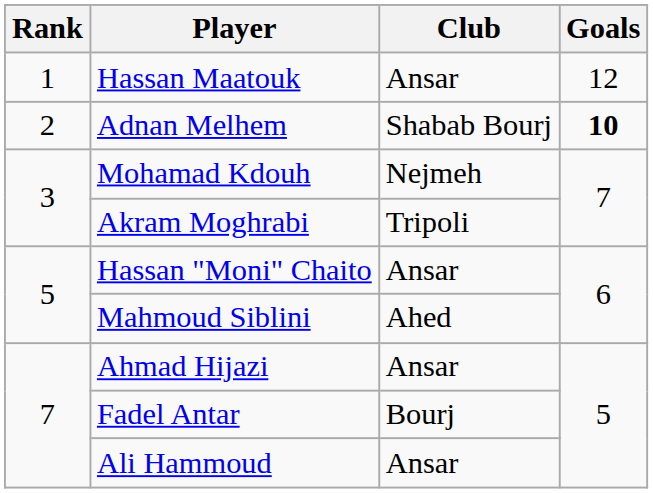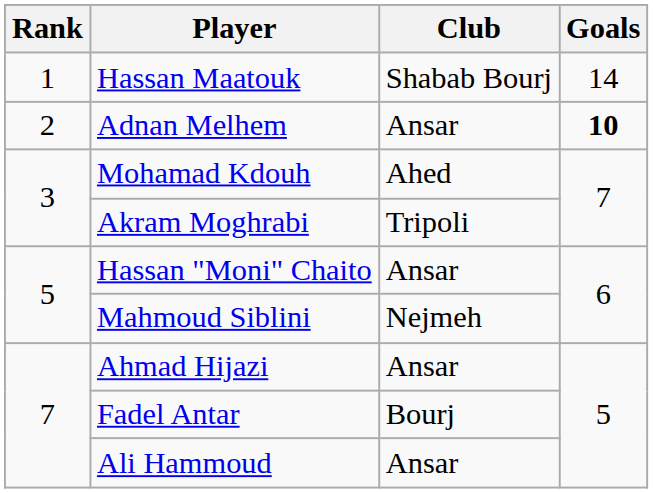(422, 76) Ansar -> (469, 76) Shabab Bourj
(603, 76) 12 -> (603, 76) 14
(469, 125) Shabab Bourj -> (422, 125) Ansar
(434, 173) Nejmeh -> (419, 173) Ahed
(419, 317) Ahed -> (434, 317) Nejmeh
